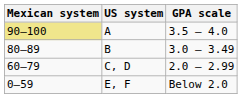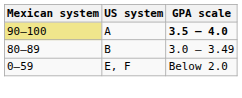(198, 31) normal -> (198, 31) bold
- row: (117, 67)
